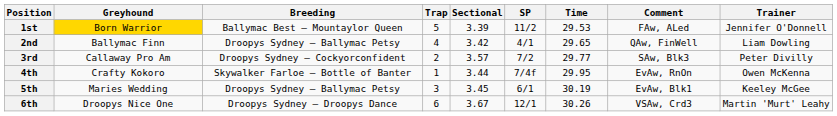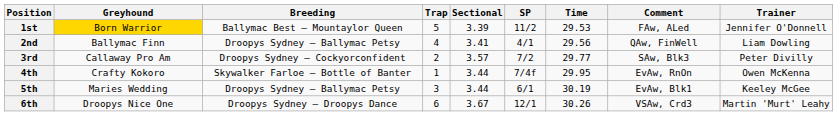(477, 42) 3.42 -> (477, 42) 3.41
(576, 42) 29.65 -> (576, 42) 29.56
(477, 88) 3.45 -> (477, 88) 3.44
